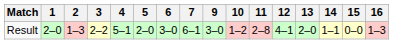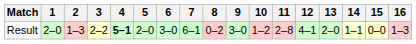+ column: (215, 13)
(122, 30) normal -> (122, 30) bold
